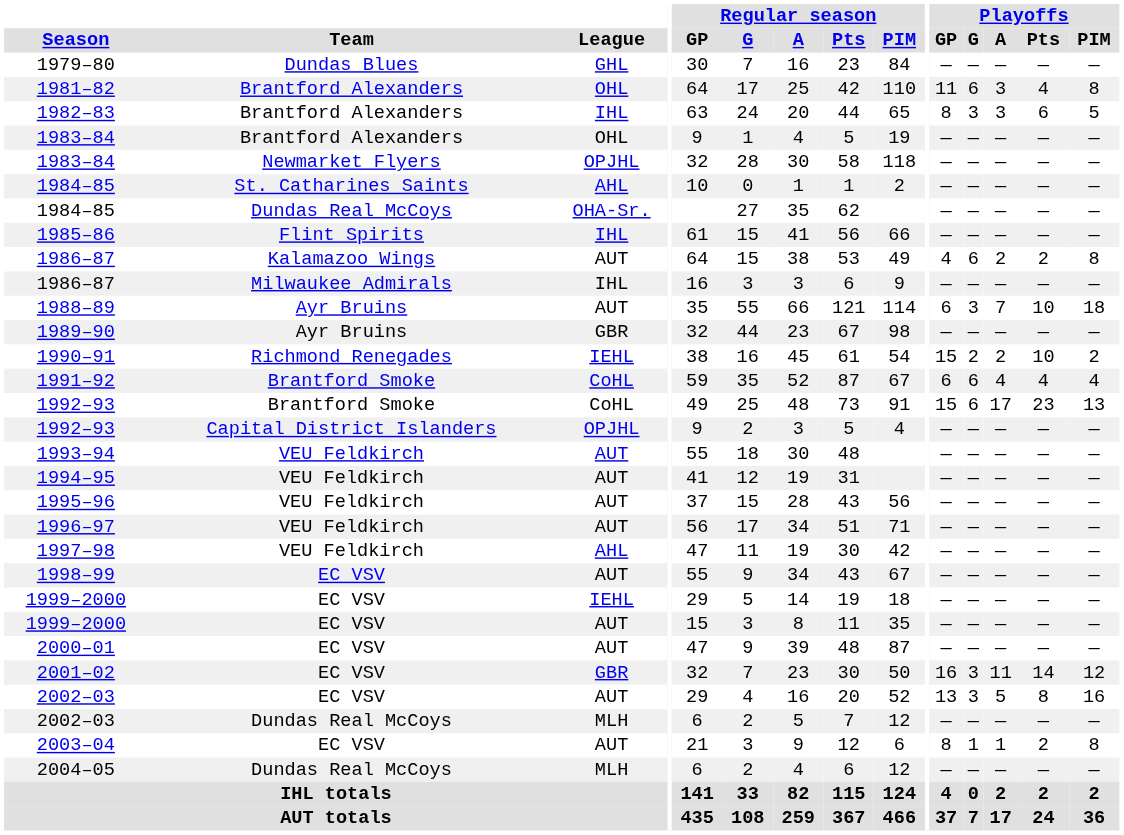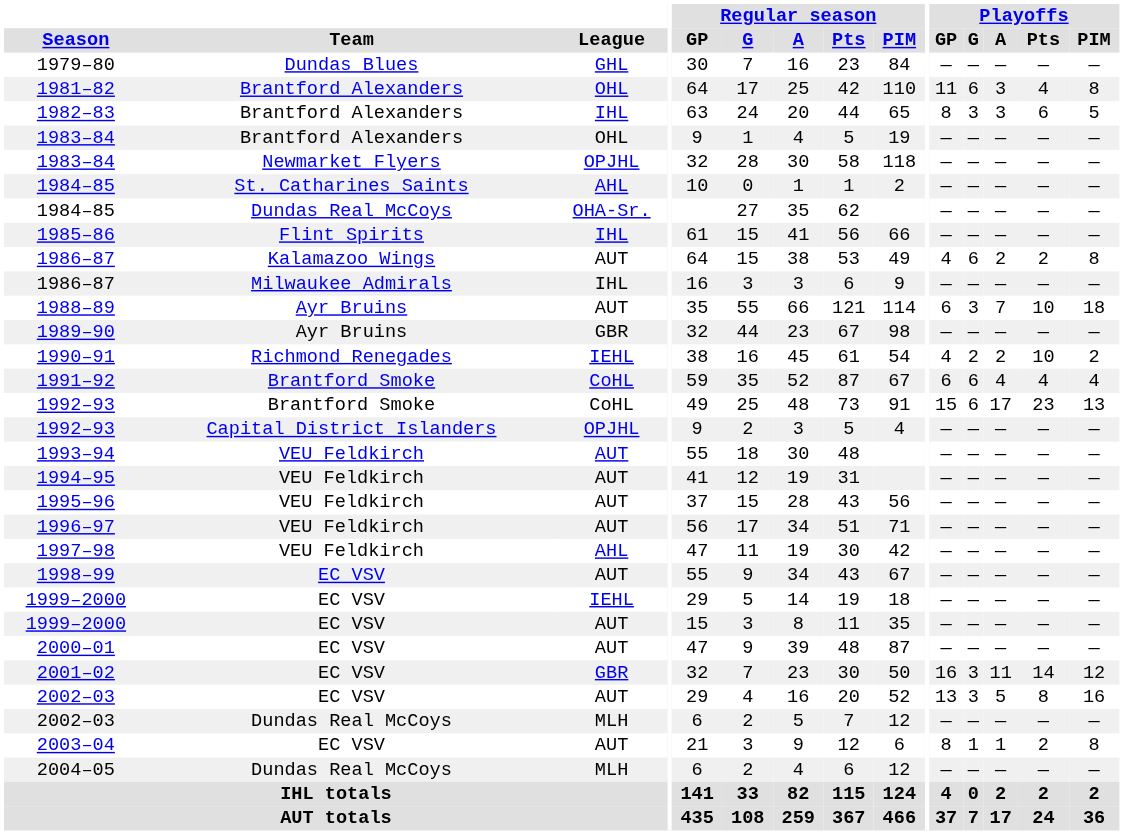(946, 356) 15 -> (946, 356) 4
